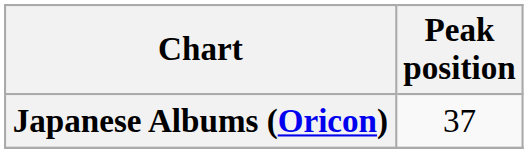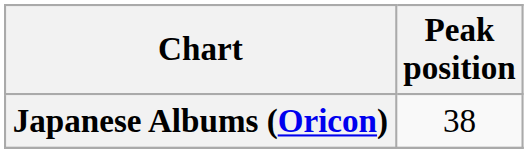(459, 120) 37 -> (459, 120) 38
